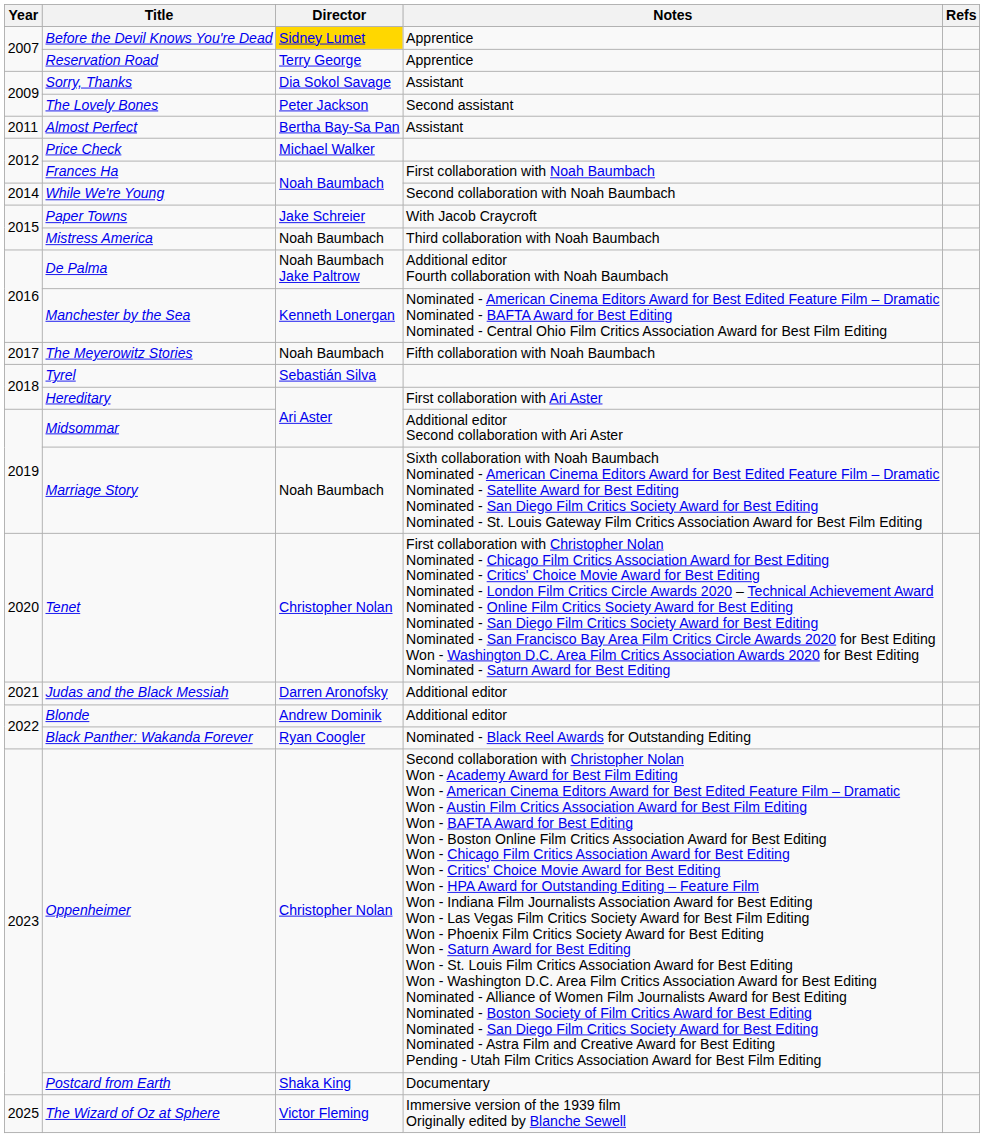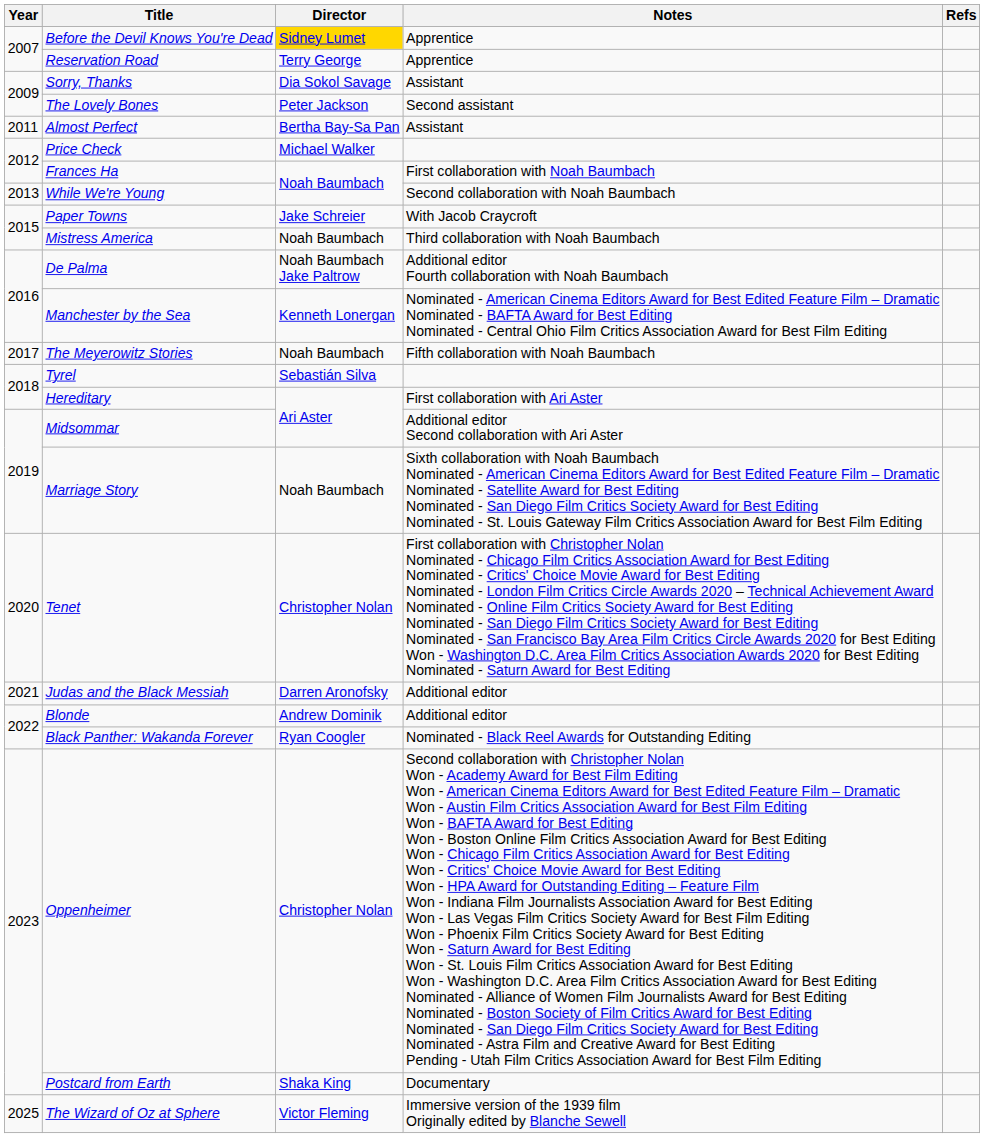(23, 194) 2014 -> (23, 194) 2013
